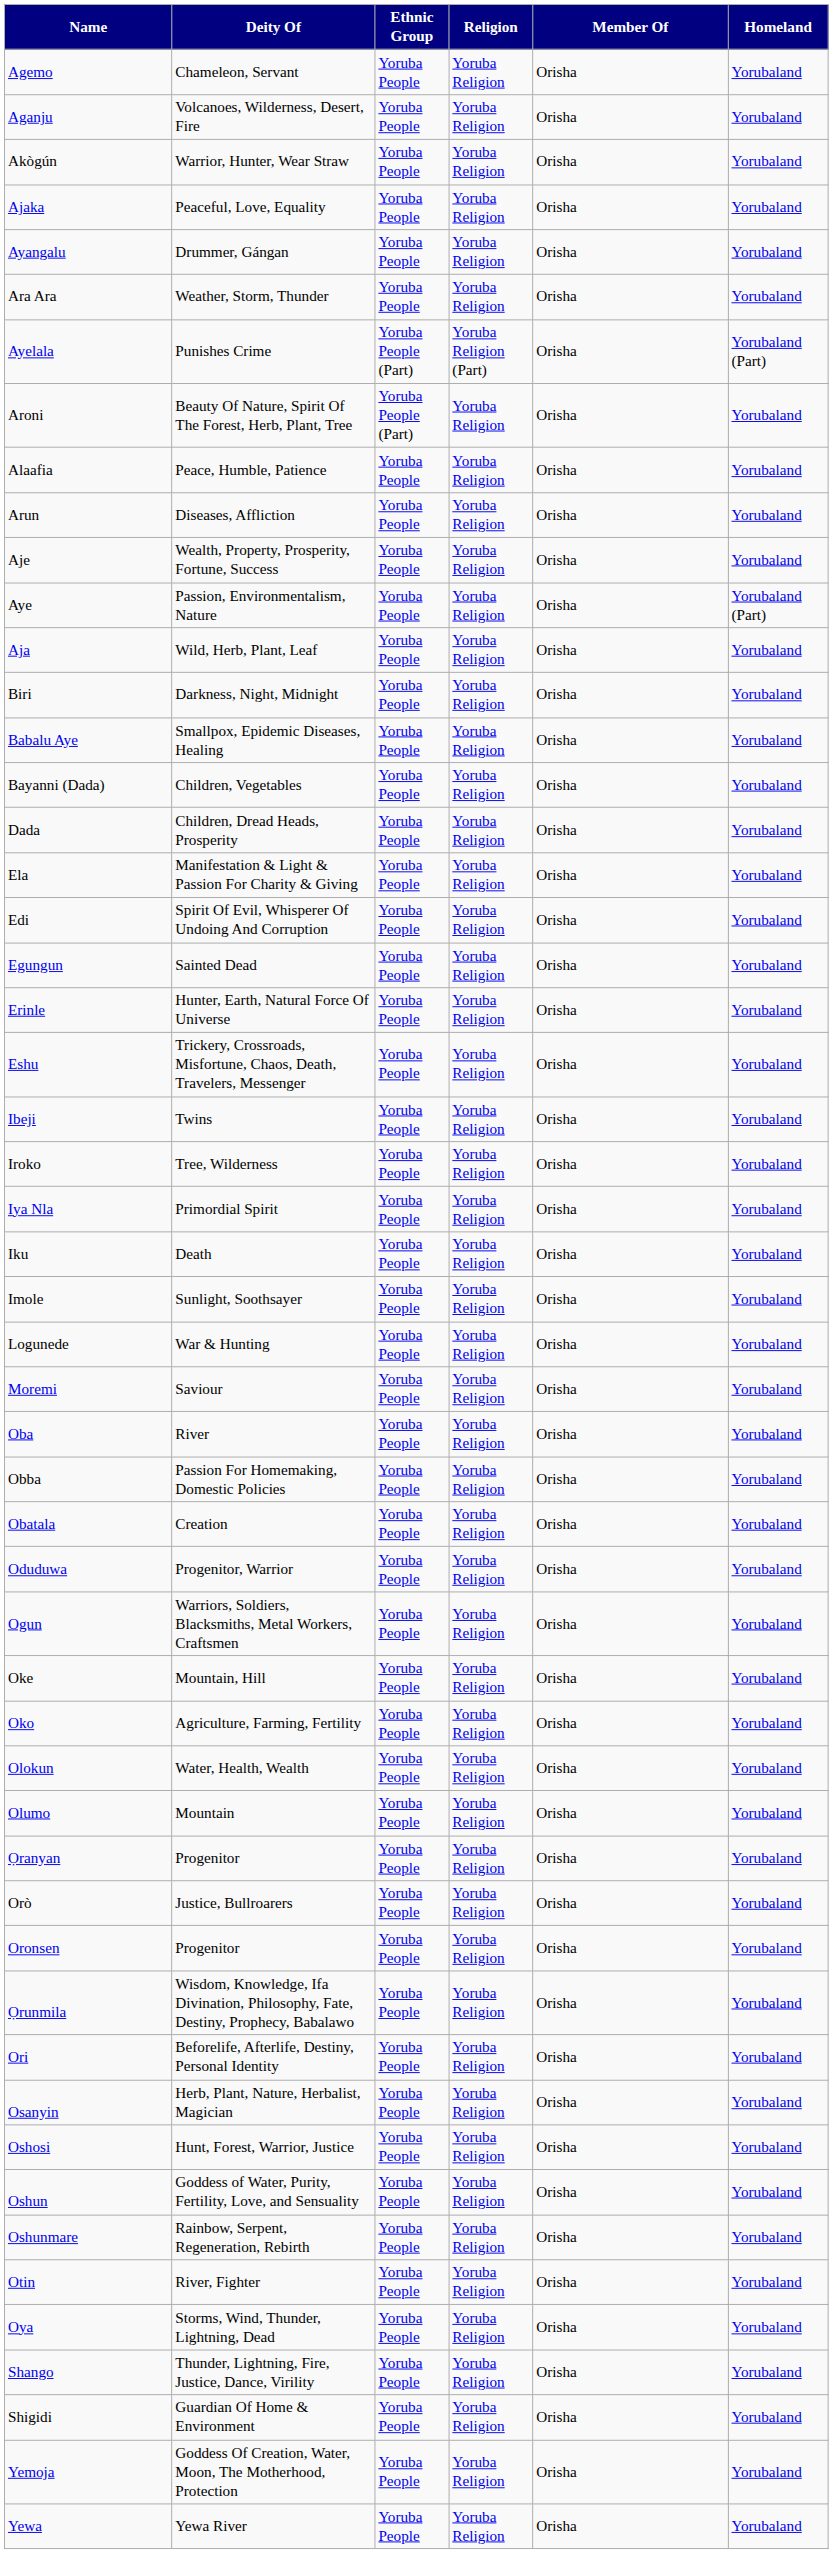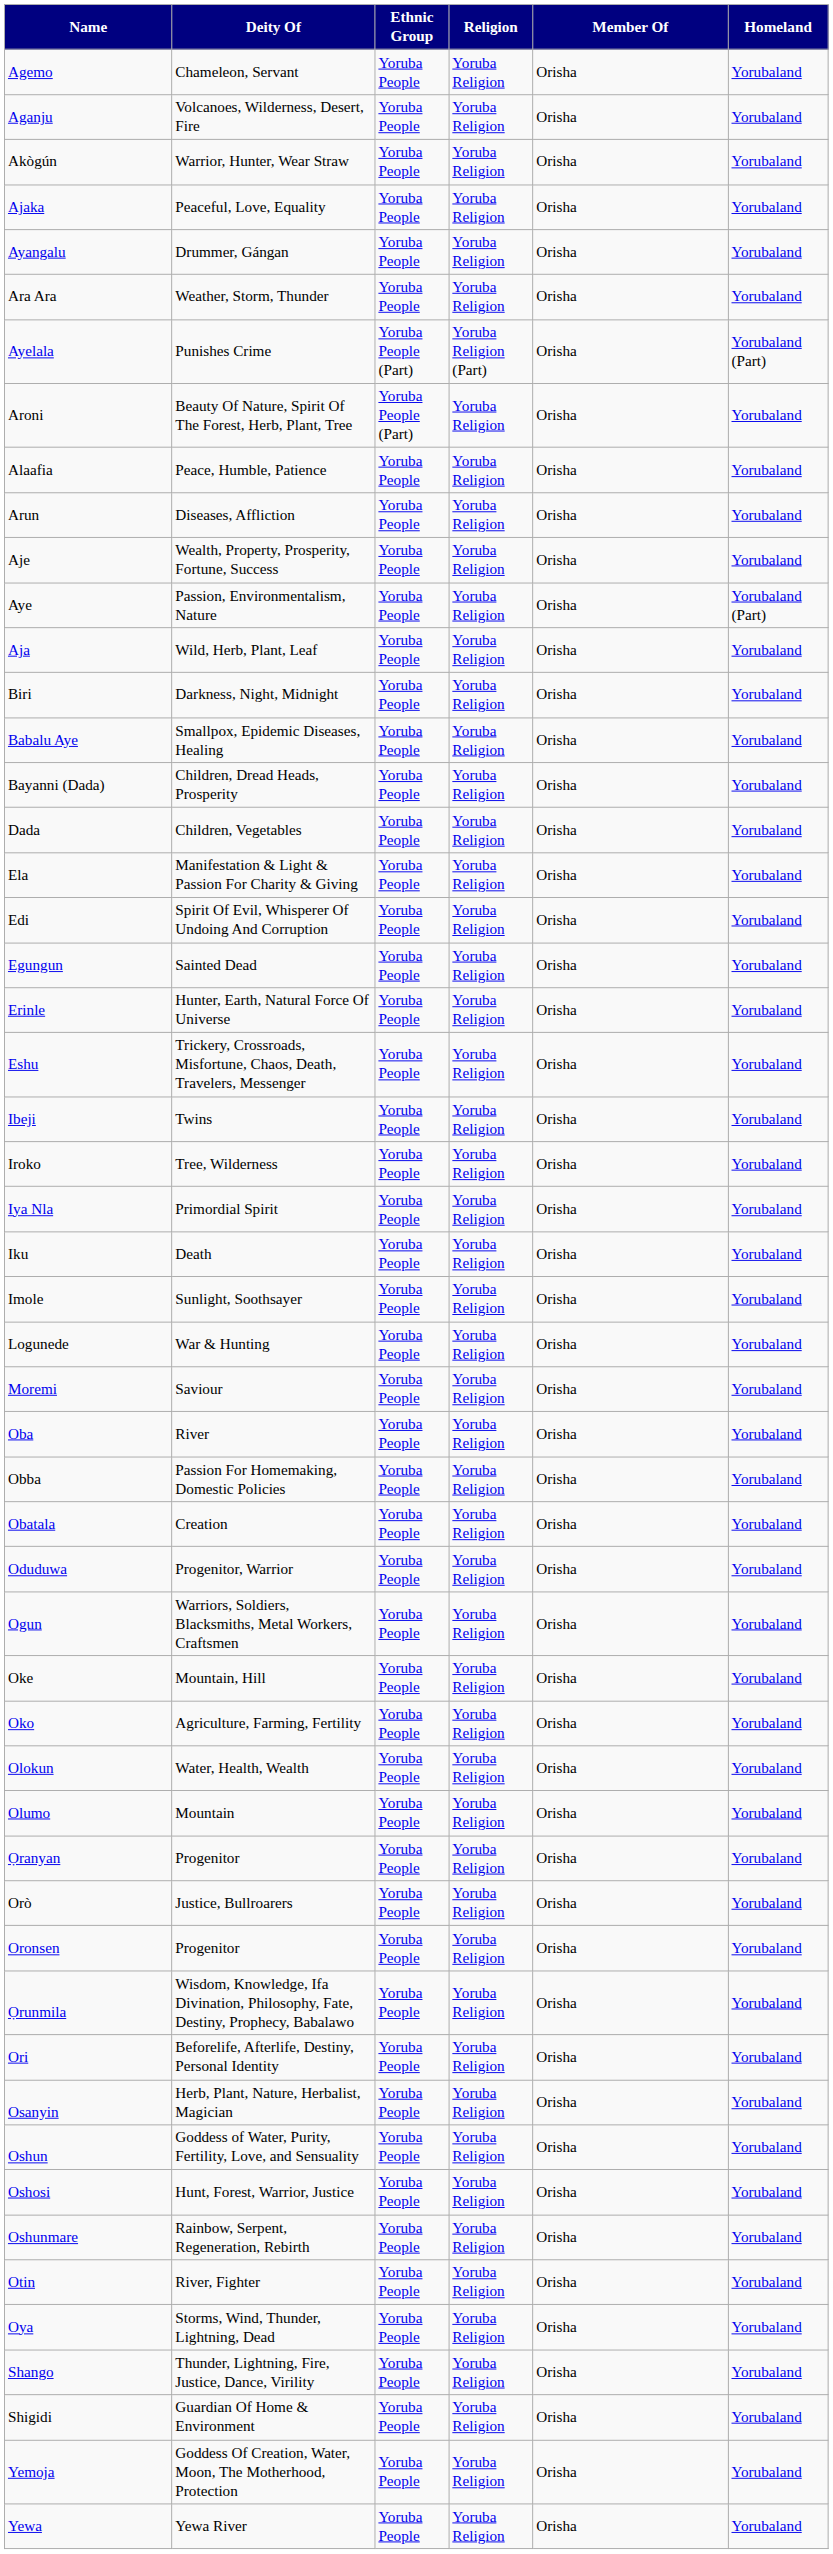(239, 785) Children, Vegetables -> (247, 785) Children, Dread Heads, Prosperity
(247, 830) Children, Dread Heads, Prosperity -> (239, 830) Children, Vegetables
rows swapped: (29, 2147) <-> (28, 2201)
